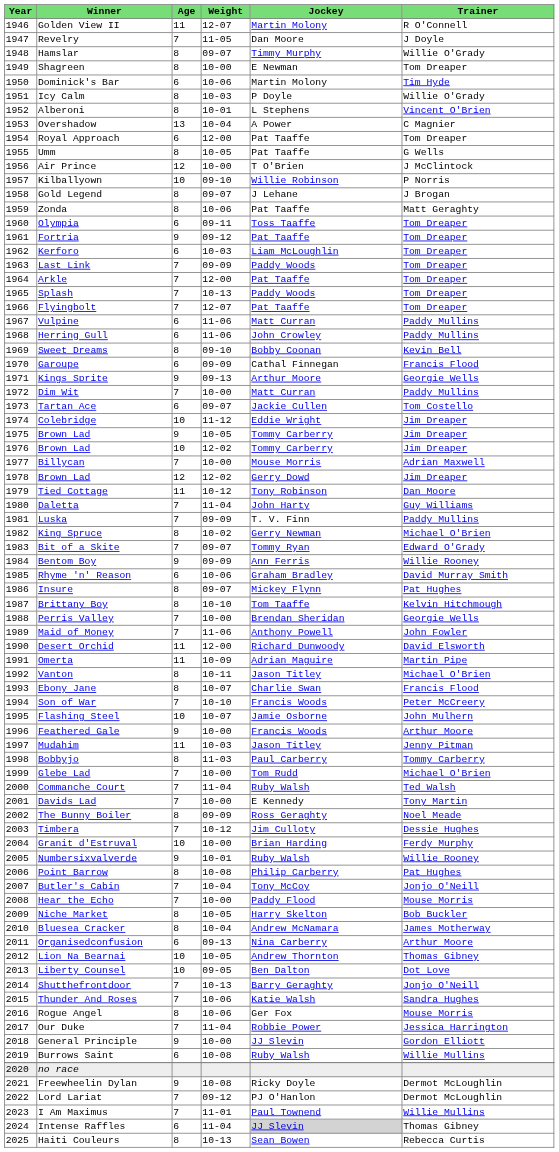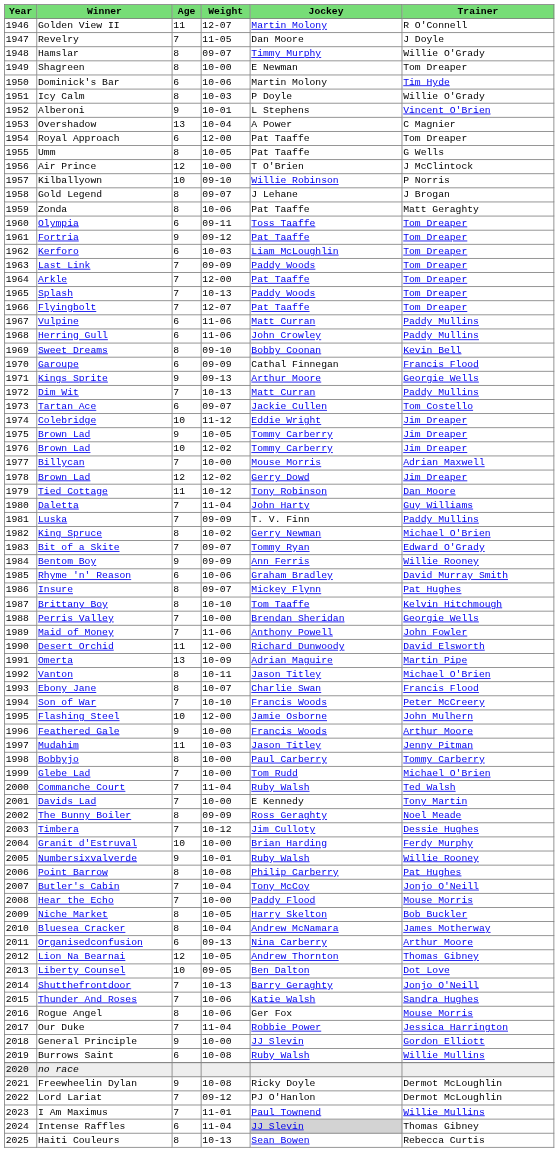(176, 110) 8 -> (176, 110) 9
(217, 392) 10-00 -> (217, 392) 10-13
(179, 661) 11 -> (179, 661) 13
(217, 717) 10-07 -> (217, 717) 12-00
(217, 759) 11-03 -> (217, 759) 10-00
(179, 957) 10 -> (179, 957) 12
